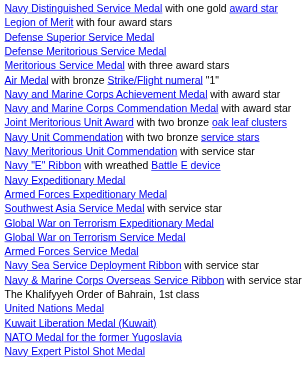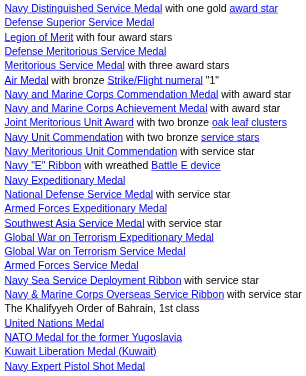rows swapped: (79, 37) <-> (88, 23)
rows swapped: (148, 109) <-> (142, 94)
+ row: (118, 194)
rows swapped: (93, 337) <-> (81, 323)
